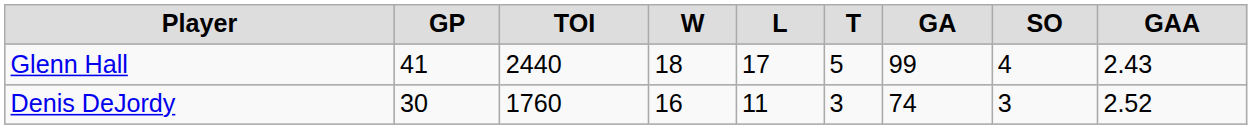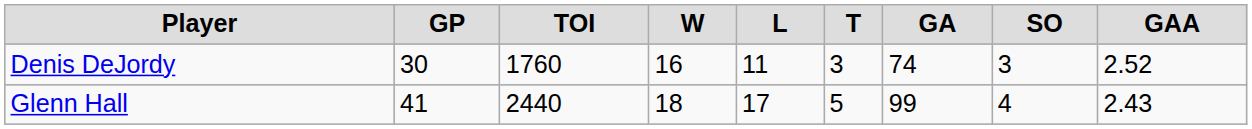rows swapped: (69, 64) <-> (93, 104)
